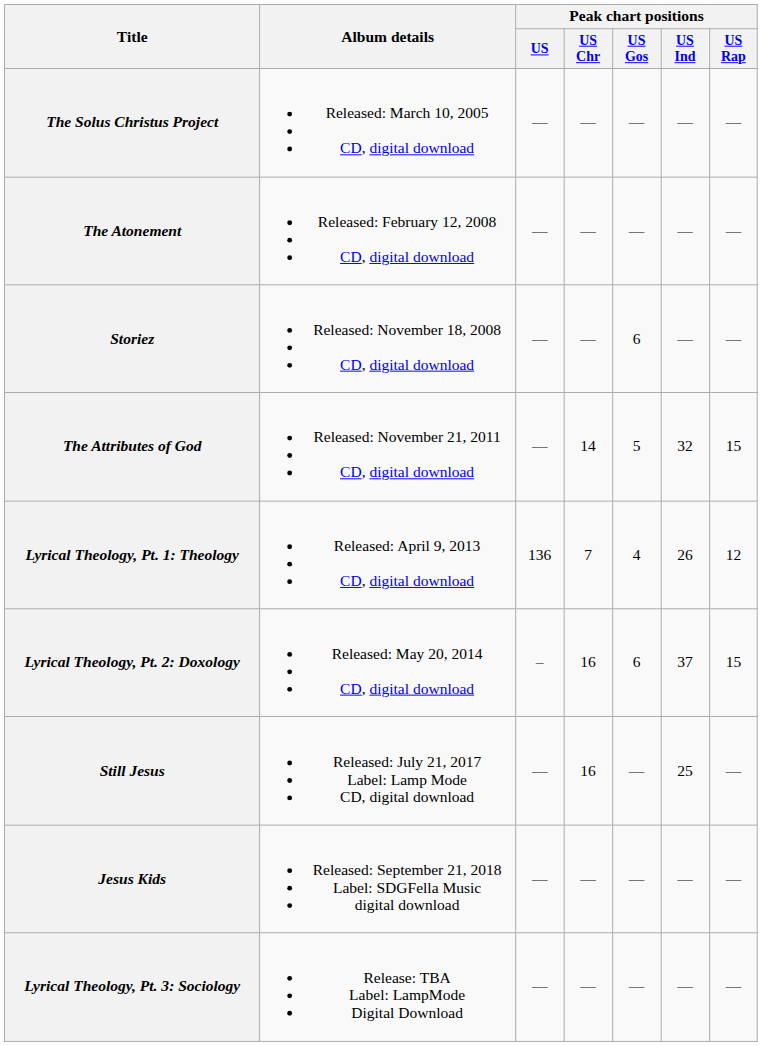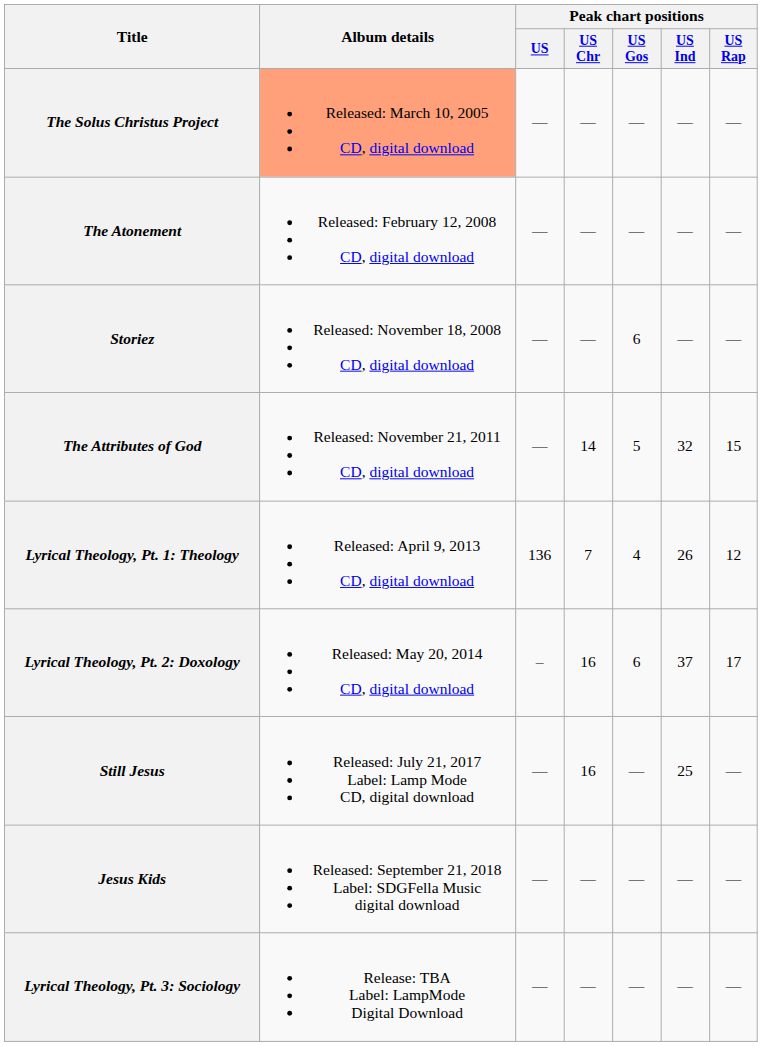(388, 131) no background -> (388, 131) lightsalmon background
(733, 662) 15 -> (733, 662) 17
